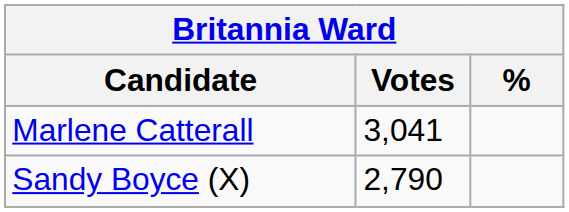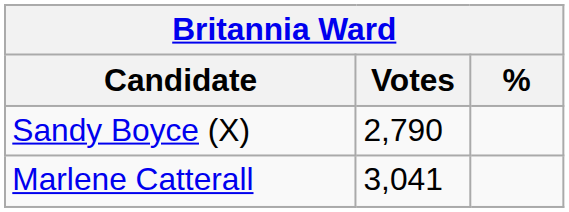rows swapped: (133, 130) <-> (131, 180)
